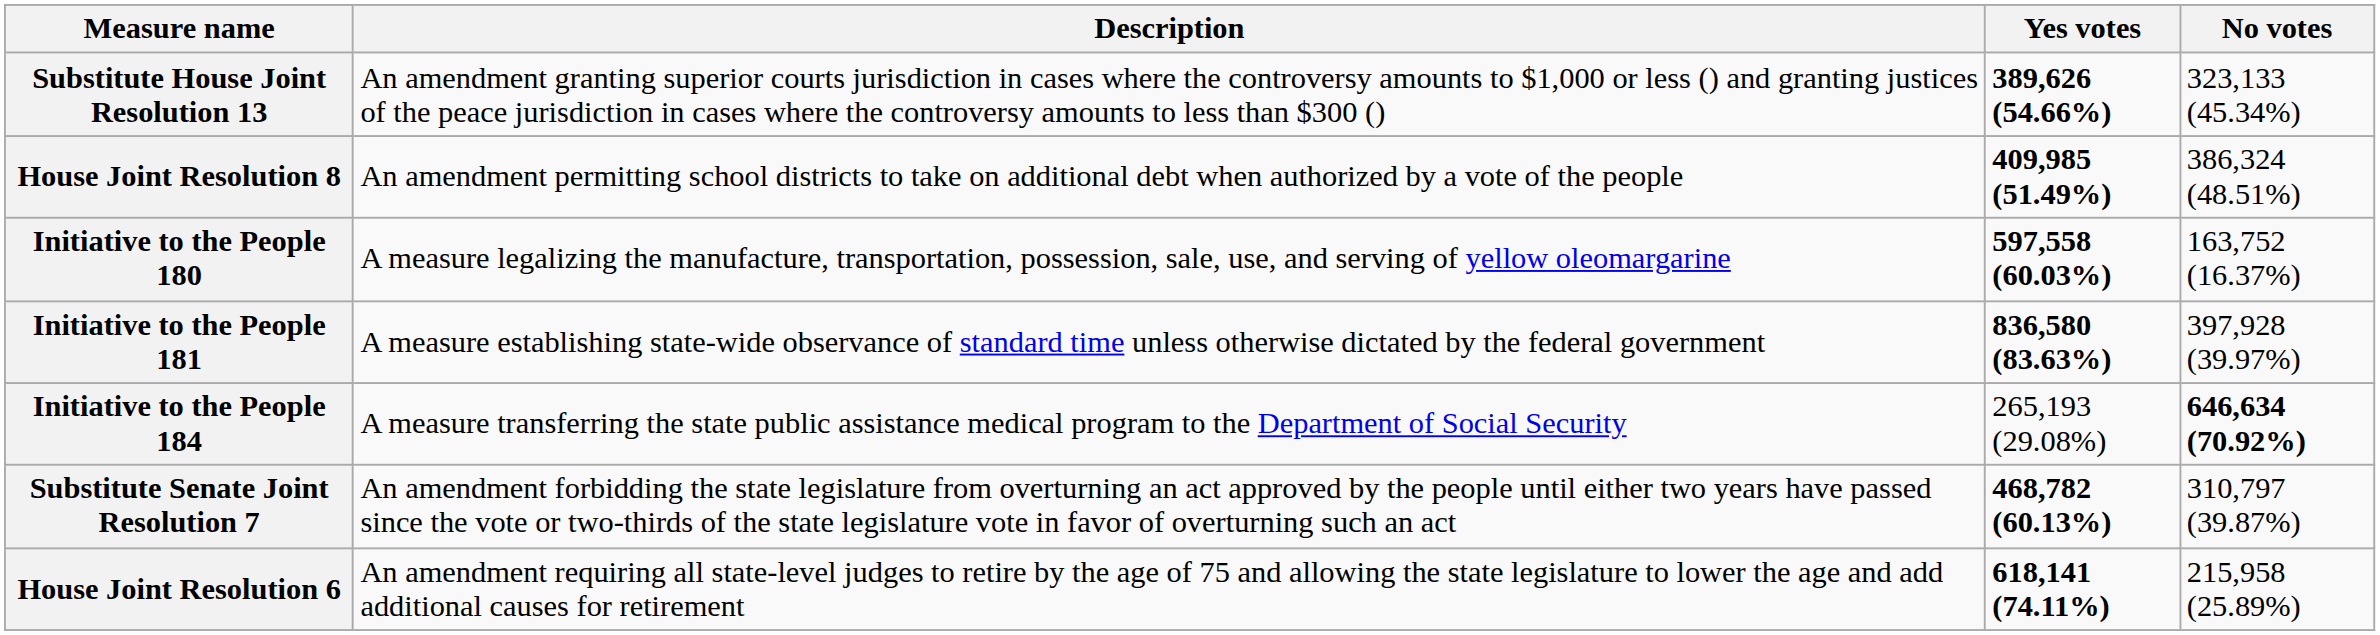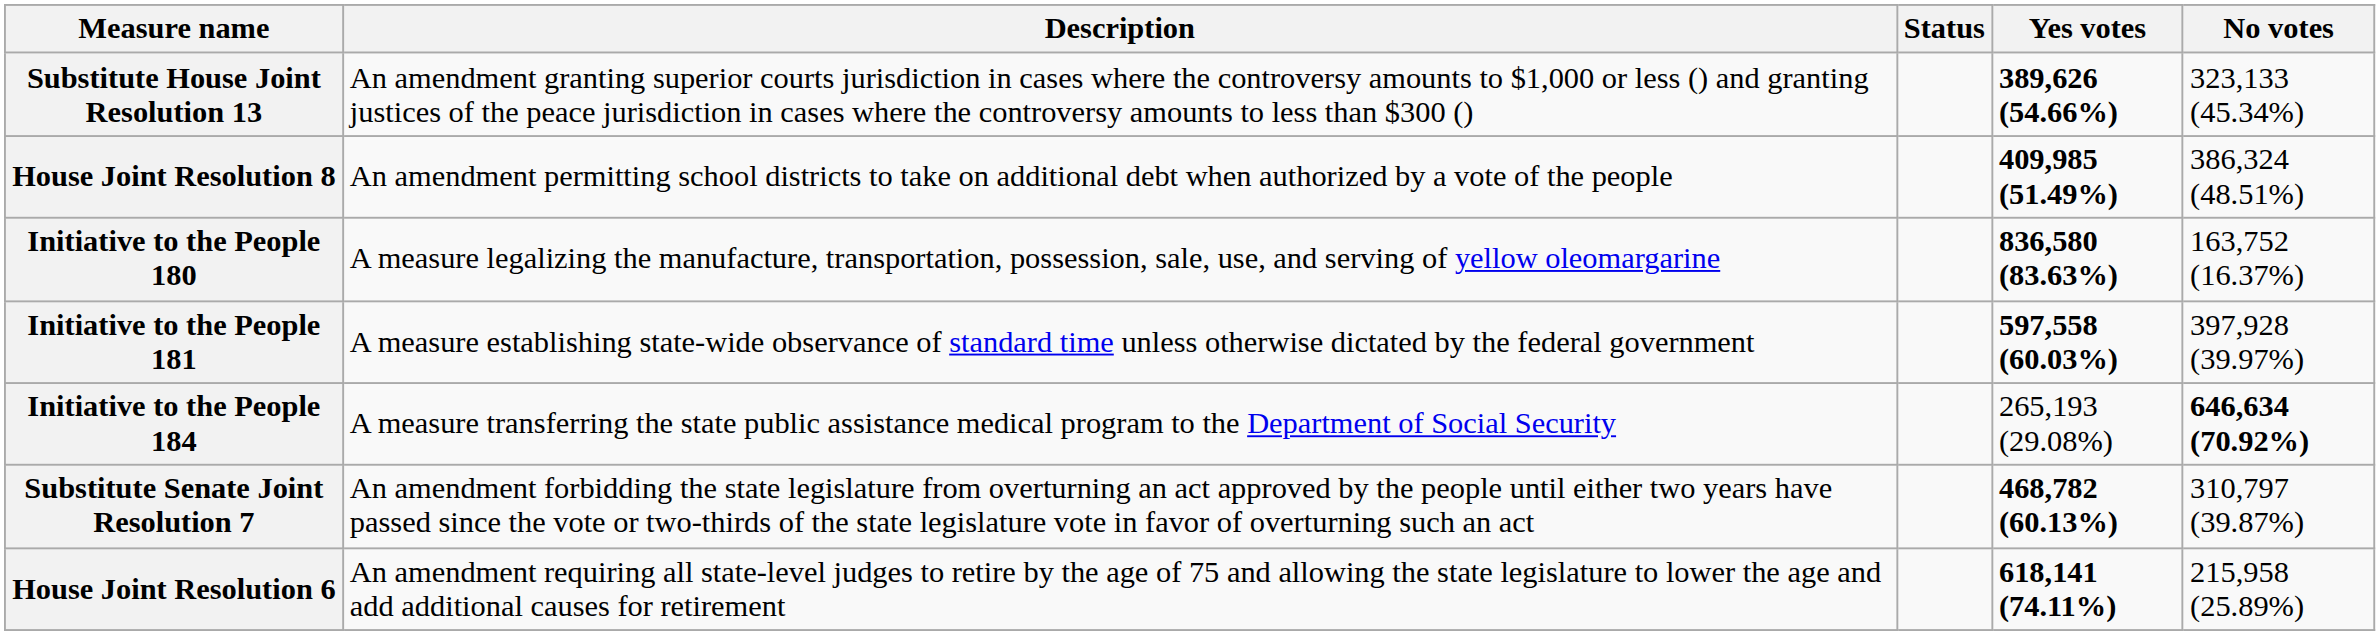+ column: (1944, 28)
(2052, 258) 597,558 (60.03%) -> (2058, 258) 836,580 (83.63%)
(2052, 341) 836,580 (83.63%) -> (2058, 341) 597,558 (60.03%)
